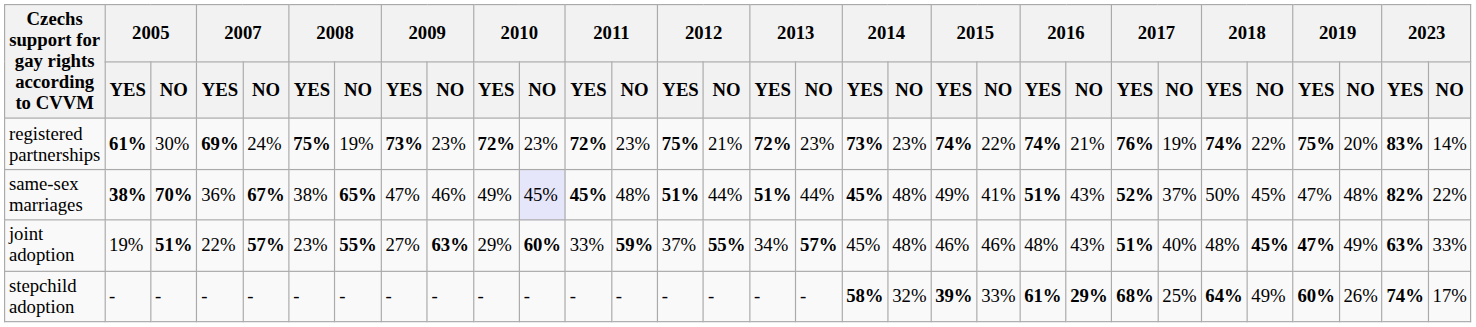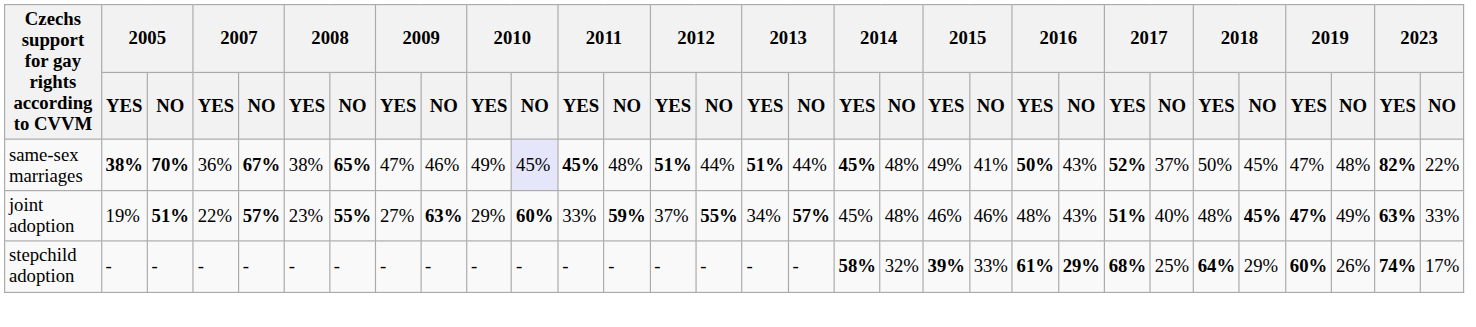- row: (55, 143)
(1043, 194) 51% -> (1035, 164) 50%
(1269, 296) 49% -> (1261, 266) 29%
